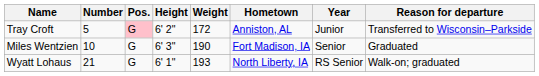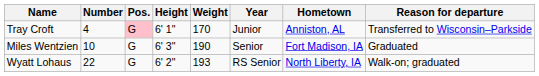columns swapped: (339, 12) <-> (271, 12)
(86, 29) 5 -> (86, 29) 4
(165, 29) 6' 2" -> (165, 29) 6' 1"
(202, 29) 172 -> (202, 29) 170
(89, 63) 21 -> (89, 63) 22
(165, 63) 6' 1" -> (165, 63) 6' 2"
